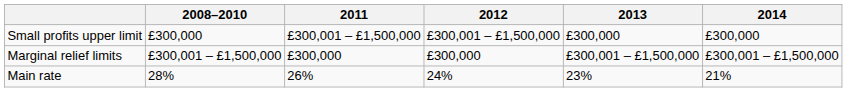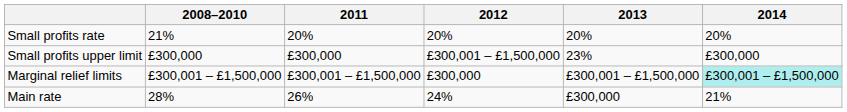+ row: (56, 35)
(354, 35) £300,001 – £1,500,000 -> (314, 55) £300,000
(593, 35) £300,000 -> (579, 55) 23%
(314, 55) £300,000 -> (354, 76) £300,001 – £1,500,000
(772, 55) no background -> (772, 76) paleturquoise background
(579, 76) 23% -> (593, 96) £300,000
